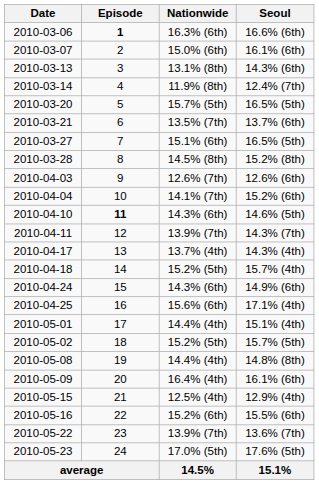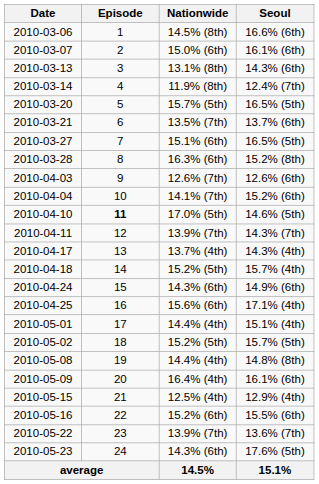(120, 31) bold -> (120, 31) normal
(198, 31) 16.3% (6th) -> (198, 31) 14.5% (8th)
(198, 159) 14.5% (8th) -> (198, 159) 16.3% (6th)
(198, 214) 14.3% (6th) -> (198, 214) 17.0% (5th)
(198, 452) 17.0% (5th) -> (198, 452) 14.3% (6th)
